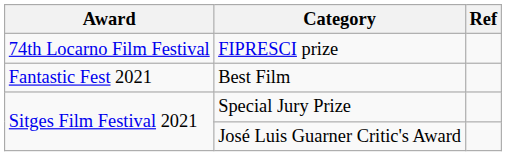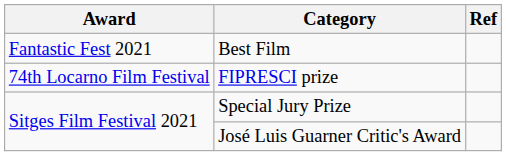rows swapped: (278, 48) <-> (254, 77)
